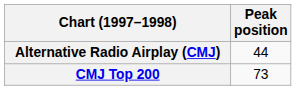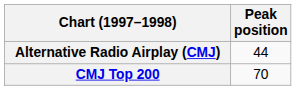(261, 74) 73 -> (261, 74) 70
